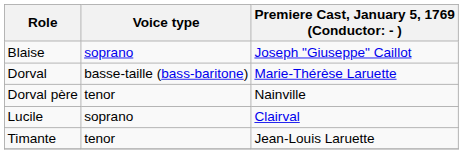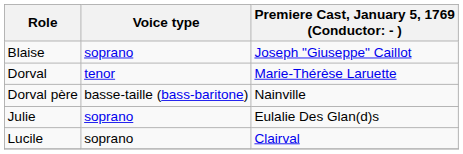(166, 73) basse-taille (bass-baritone) -> (100, 73) tenor
(100, 95) tenor -> (166, 95) basse-taille (bass-baritone)
+ row: (22, 116)
- row: (32, 138)
